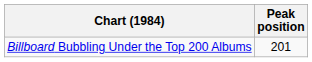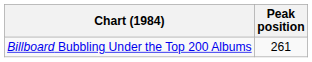(281, 47) 201 -> (281, 47) 261
